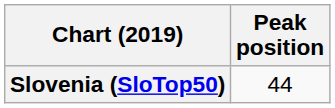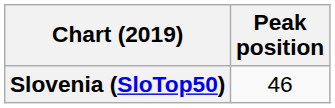(280, 84) 44 -> (280, 84) 46
